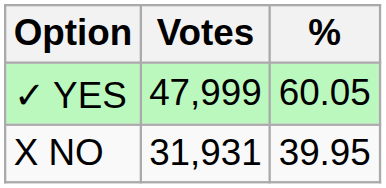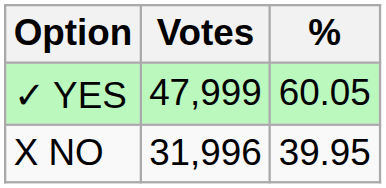(205, 152) 31,931 -> (205, 152) 31,996
